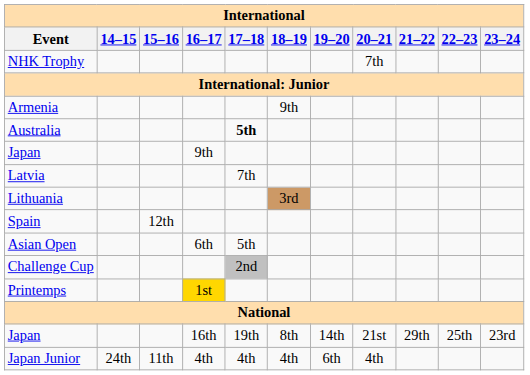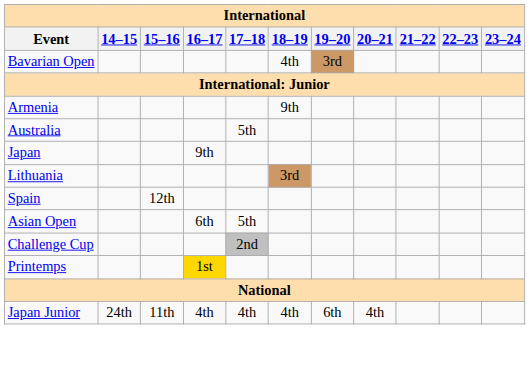- row: (46, 61)
+ row: (51, 61)
(246, 130) bold -> (247, 130) normal
- row: (26, 175)
- row: (24, 335)
